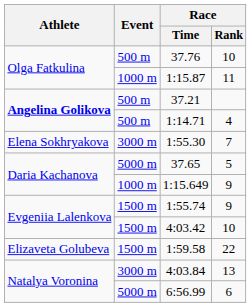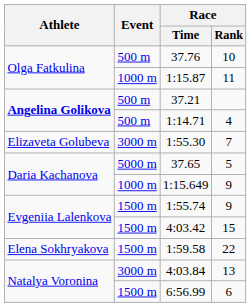(58, 142) Elena Sokhryakova -> (58, 142) Elizaveta Golubeva
(229, 228) 10 -> (229, 228) 15
(58, 249) Elizaveta Golubeva -> (58, 249) Elena Sokhryakova
(137, 292) 5000 m -> (137, 292) 1500 m
